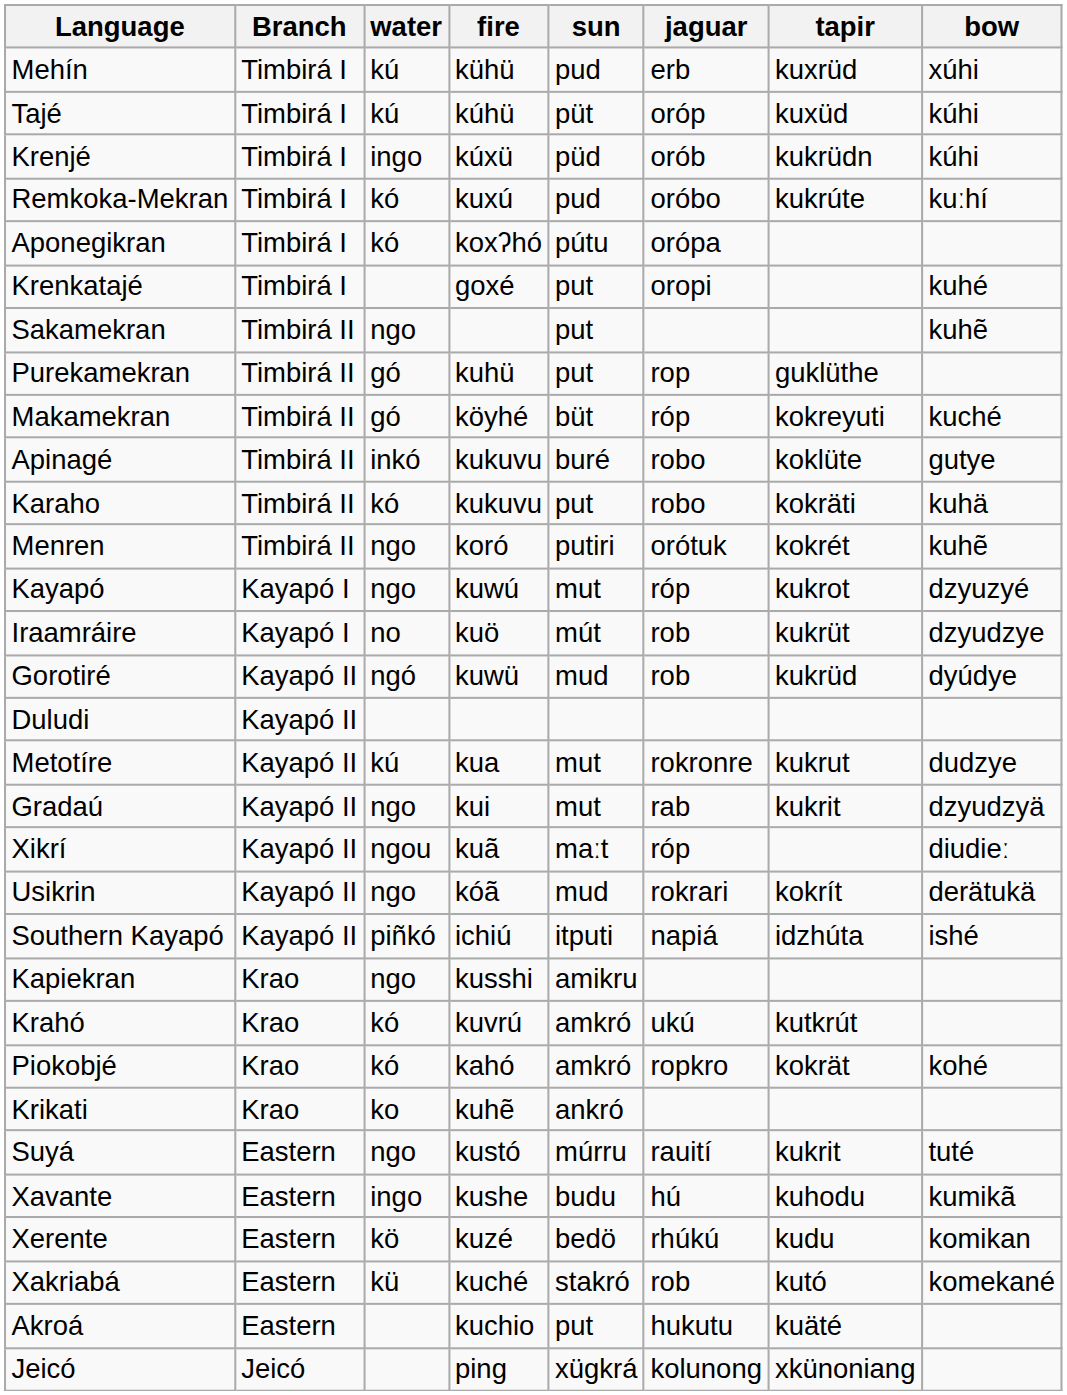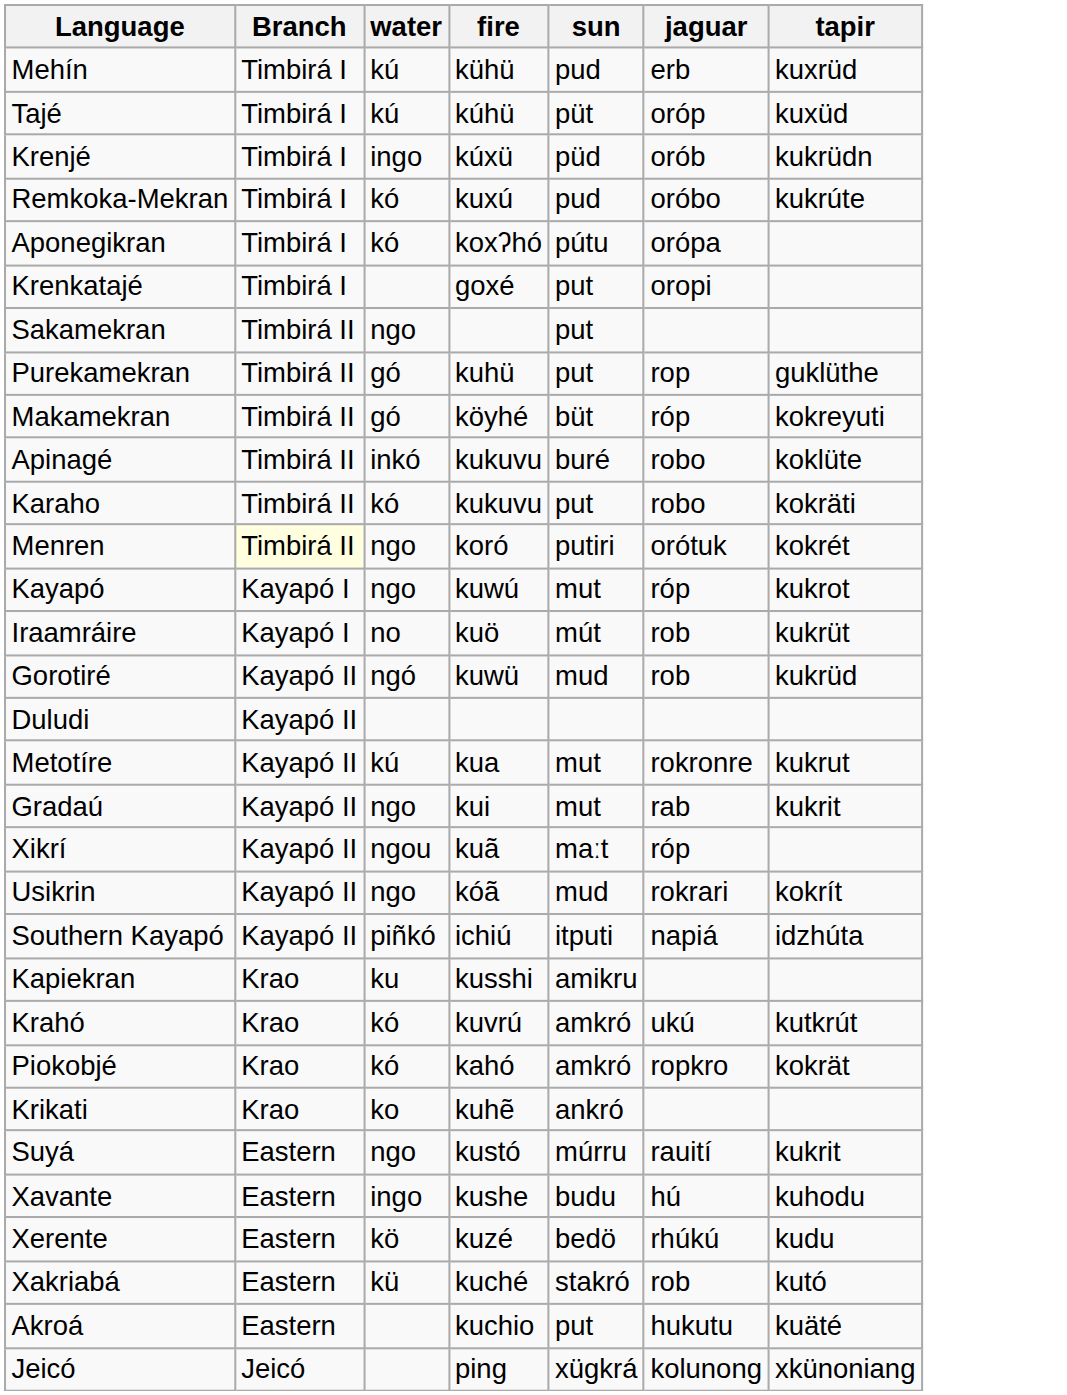- column: (992, 26)
(298, 546) no background -> (298, 546) lightyellow background
(393, 979) ngo -> (385, 979) ku
